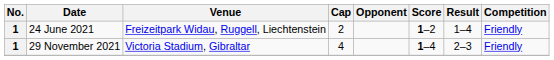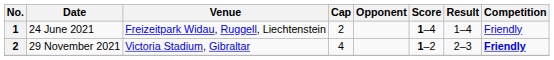(427, 30) 1–2 -> (427, 30) 1–4
(15, 47) 1 -> (15, 47) 2
(427, 47) 1–4 -> (427, 47) 1–2
(503, 47) normal -> (505, 47) bold
